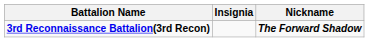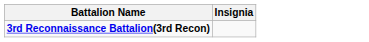- column: (310, 12)
